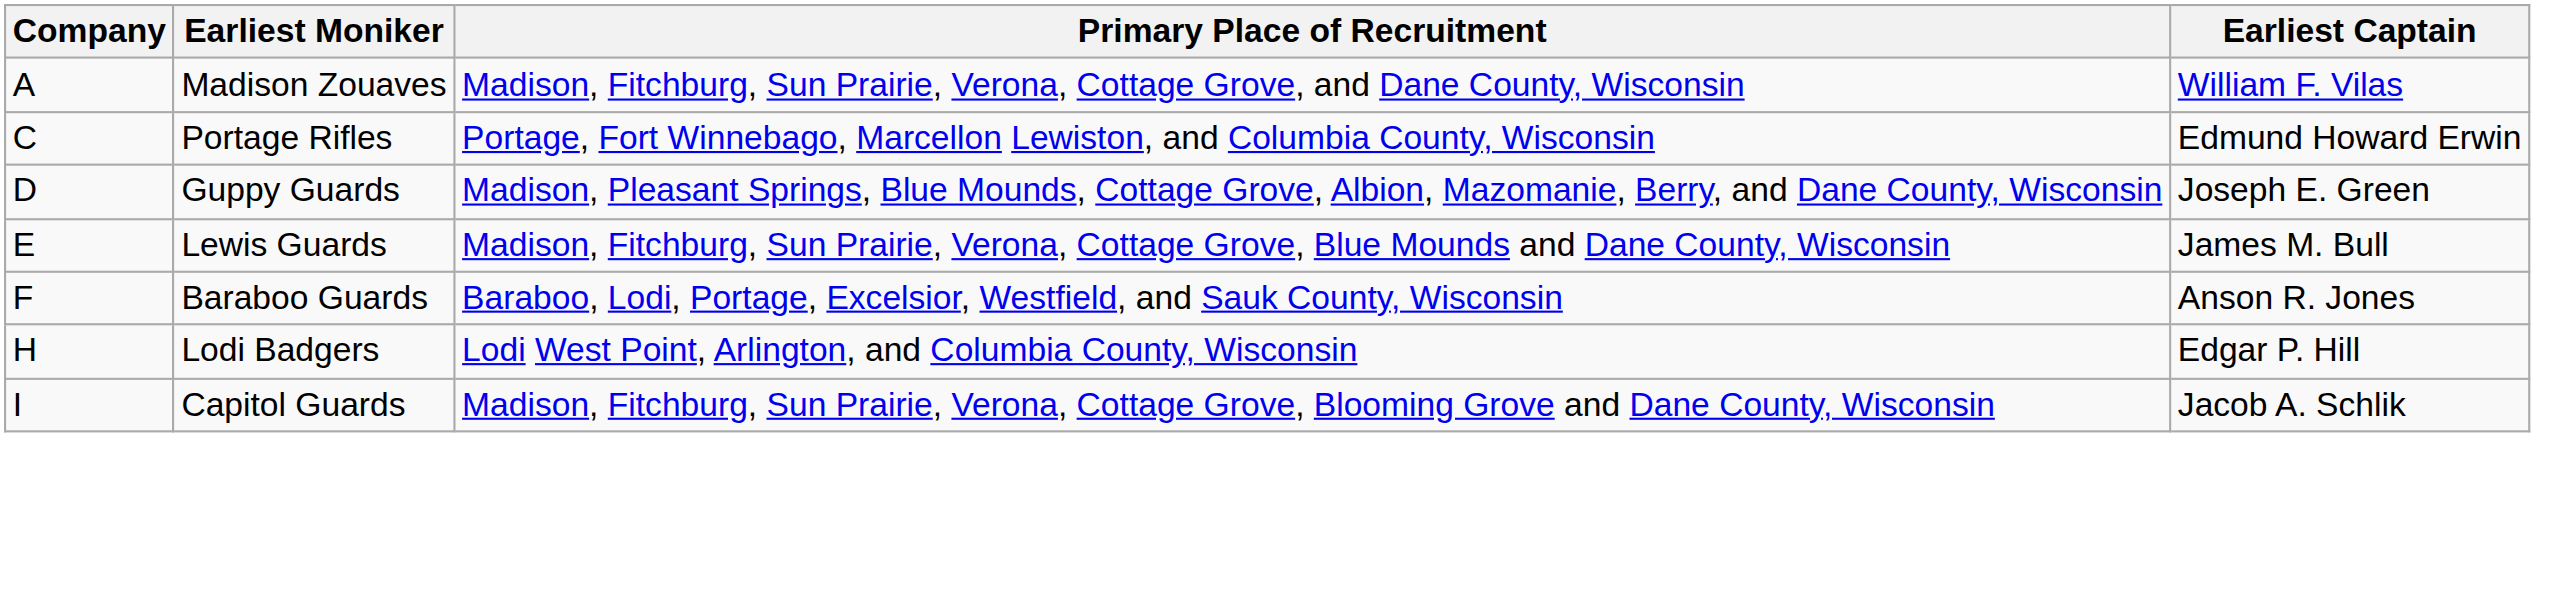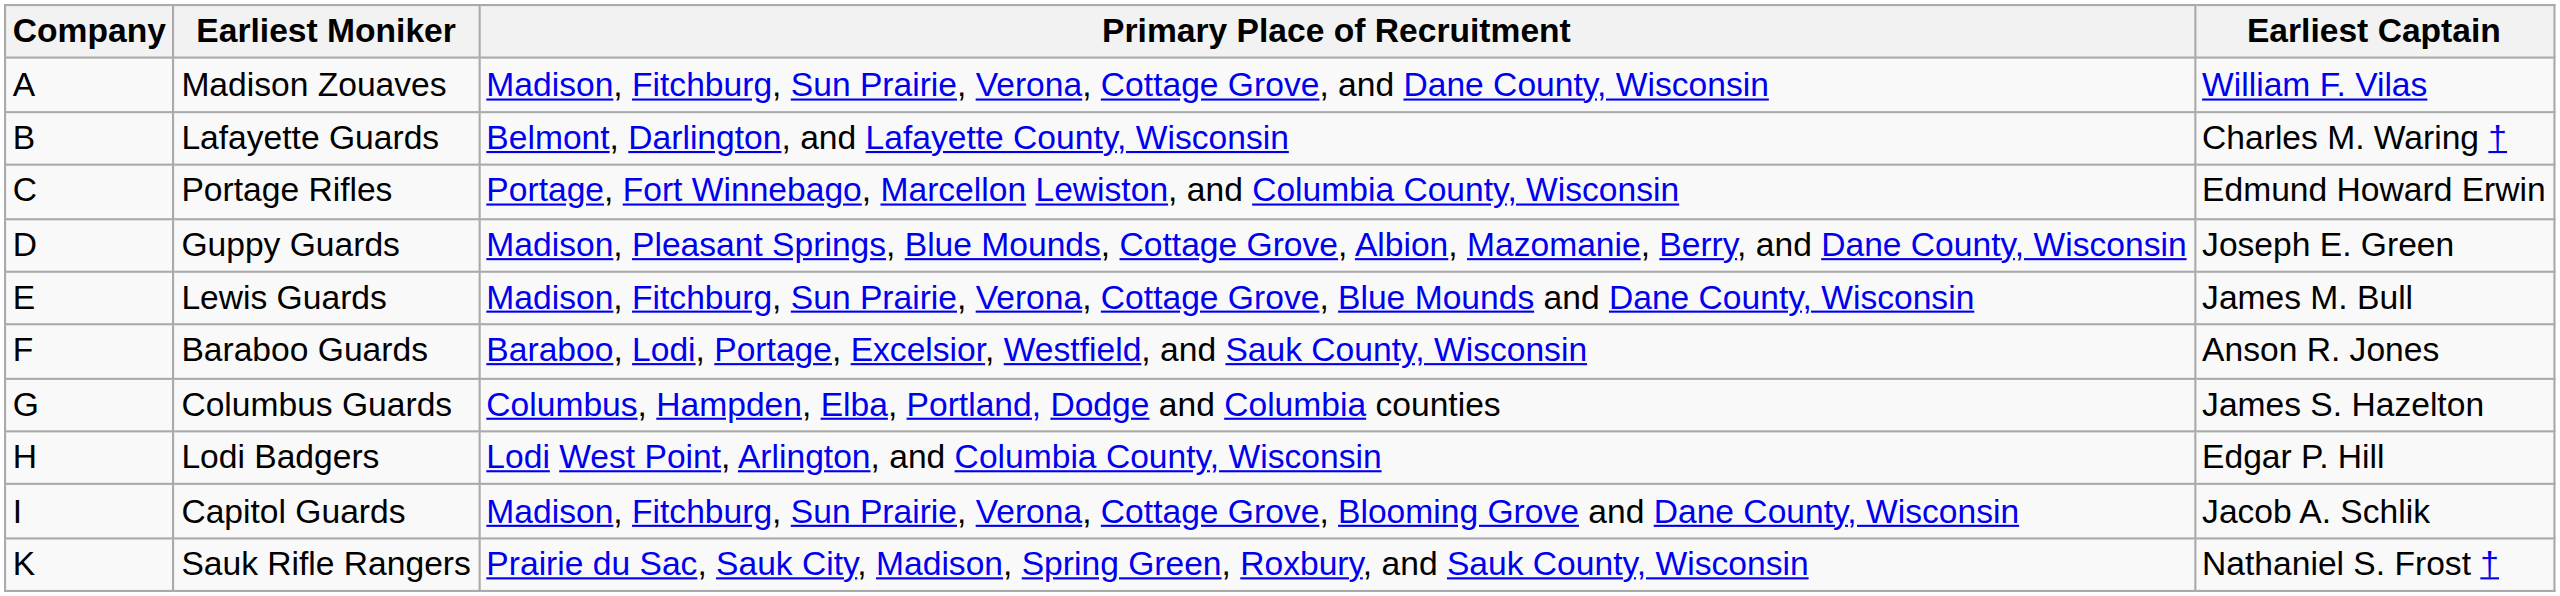+ row: (310, 137)
+ row: (317, 404)
+ row: (326, 564)
